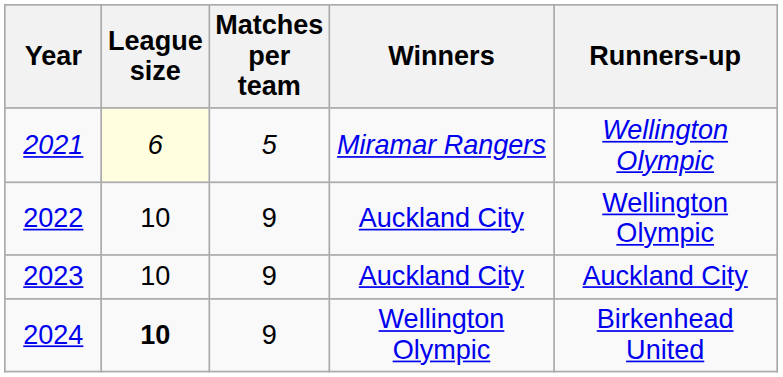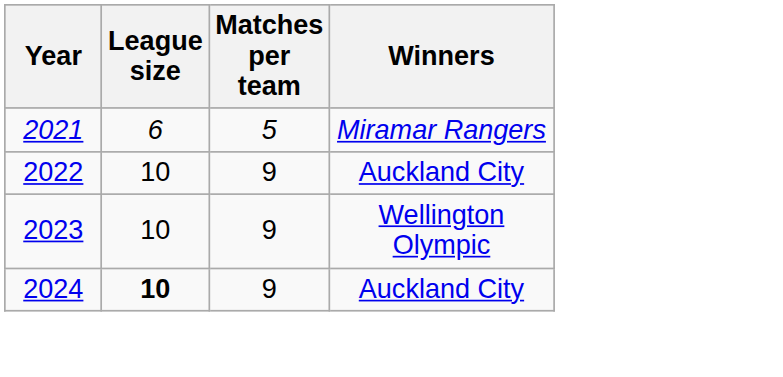- column: (665, 56)
(155, 144) lightyellow background -> (155, 129) no background
(441, 276) Auckland City -> (441, 230) Wellington Olympic
(441, 334) Wellington Olympic -> (441, 288) Auckland City
